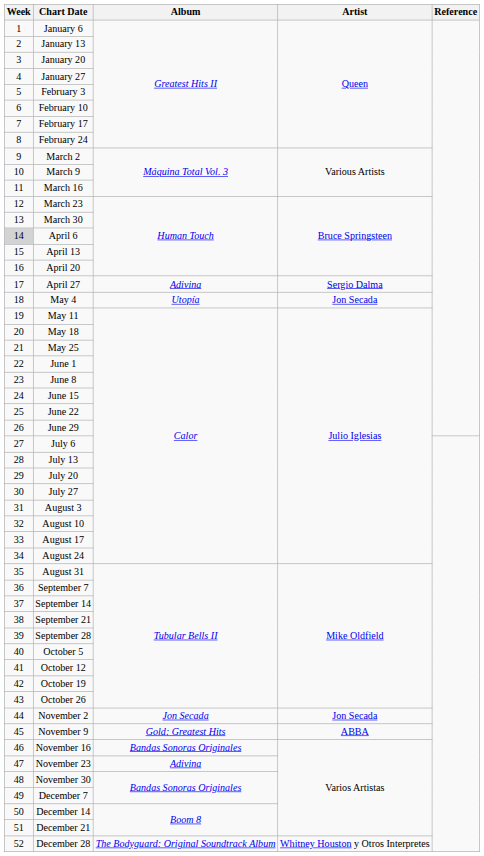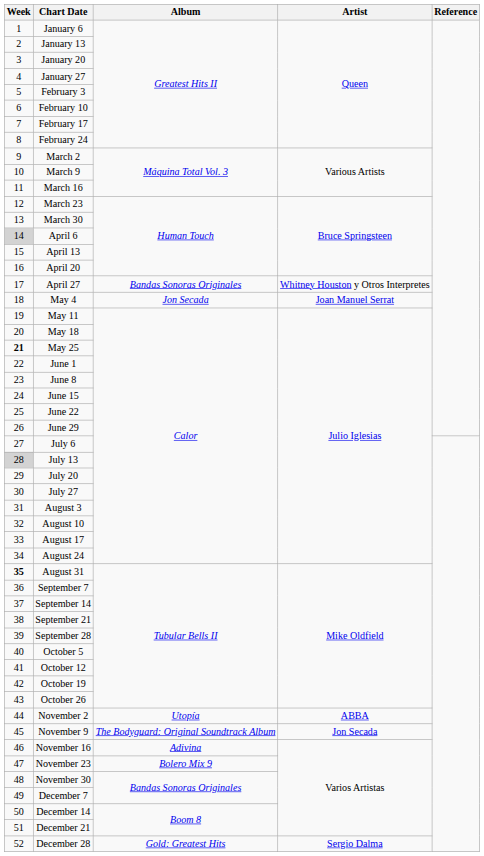(186, 284) Adivina -> (186, 284) Bandas Sonoras Originales
(355, 284) Sergio Dalma -> (355, 284) Whitney Houston y Otros Interpretes
(186, 300) Utopía -> (186, 300) Jon Secada
(355, 300) Jon Secada -> (355, 300) Joan Manuel Serrat
(19, 348) normal -> (19, 348) bold
(19, 460) no background -> (19, 460) lightgrey background
(19, 572) normal -> (19, 572) bold
(186, 715) Jon Secada -> (186, 715) Utopía
(355, 715) Jon Secada -> (355, 715) ABBA
(186, 731) Gold: Greatest Hits -> (186, 731) The Bodyguard: Original Soundtrack Album
(355, 731) ABBA -> (355, 731) Jon Secada
(186, 747) Bandas Sonoras Originales -> (186, 747) Adivina
(186, 763) Adivina -> (186, 763) Bolero Mix 9
(186, 843) The Bodyguard: Original Soundtrack Album -> (186, 843) Gold: Greatest Hits
(355, 843) Whitney Houston y Otros Interpretes -> (355, 843) Sergio Dalma
